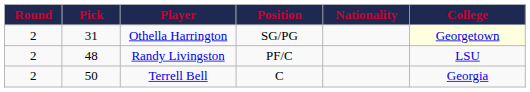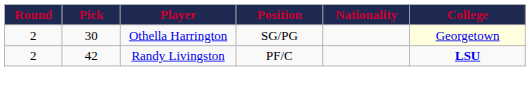(91, 35) 31 -> (91, 35) 30
(91, 55) 48 -> (91, 55) 42
(468, 55) normal -> (468, 55) bold
- row: (178, 76)
